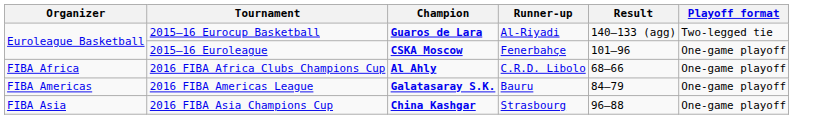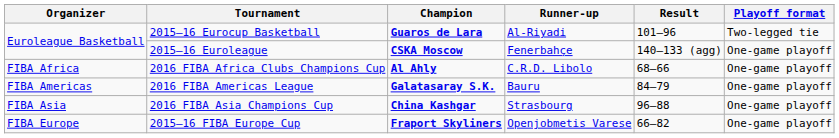(634, 32) 140–133 (agg) -> (656, 32) 101–96
(611, 50) 101–96 -> (679, 50) 140–133 (agg)
+ row: (225, 123)
